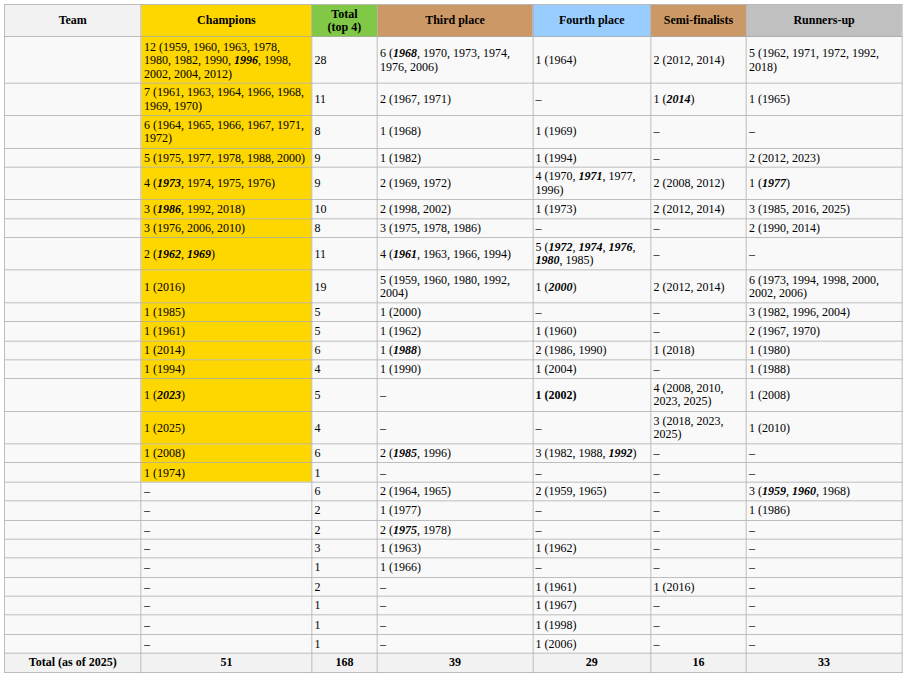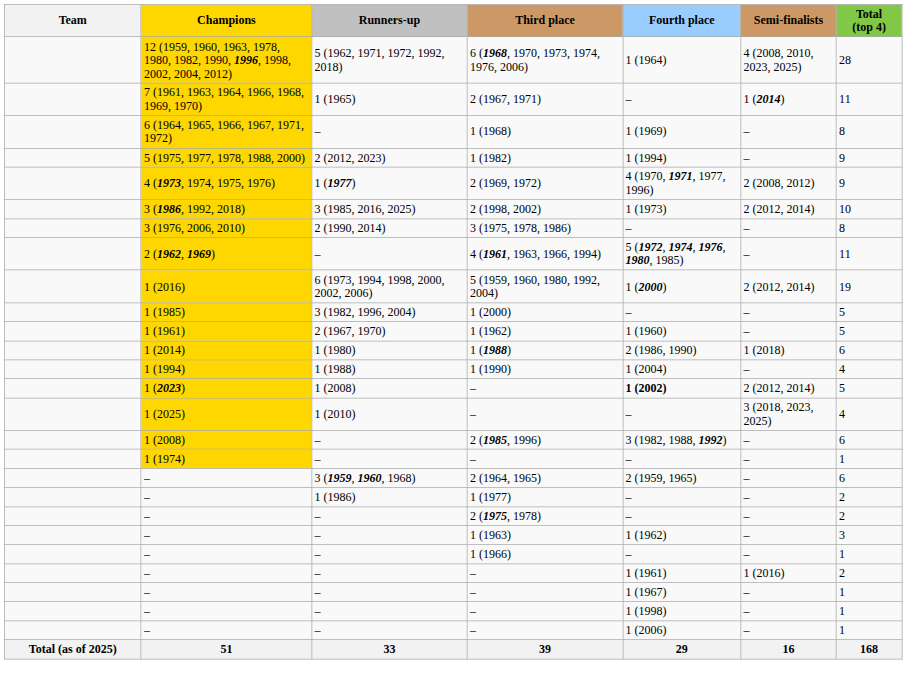columns swapped: (824, 20) <-> (344, 20)
(689, 60) 2 (2012, 2014) -> (779, 60) 4 (2008, 2010, 2023, 2025)
(689, 395) 4 (2008, 2010, 2023, 2025) -> (779, 388) 2 (2012, 2014)
